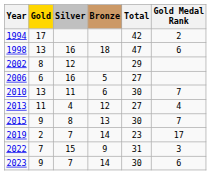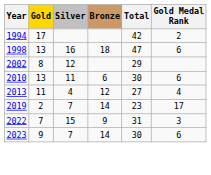- row: (17, 78)
(179, 92) 7 -> (179, 78) 6
- row: (17, 120)
